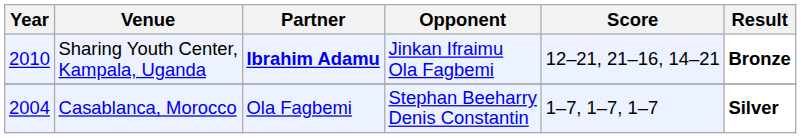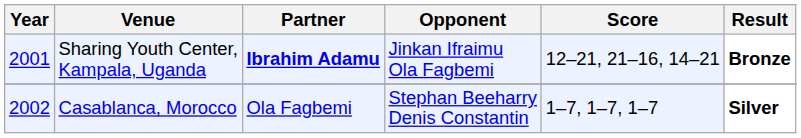(29, 59) 2010 -> (29, 59) 2001
(29, 109) 2004 -> (29, 109) 2002
